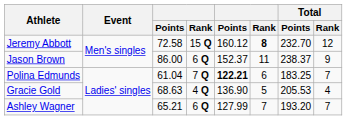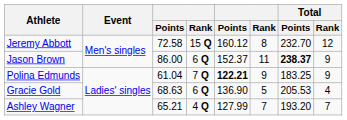(264, 44) bold -> (264, 44) normal
(296, 60) normal -> (296, 60) bold
(264, 76) 6 -> (264, 76) 9
(328, 76) 7 -> (328, 76) 9
(201, 91) 4 Q -> (201, 91) 6 Q
(201, 107) 6 Q -> (201, 107) 4 Q
